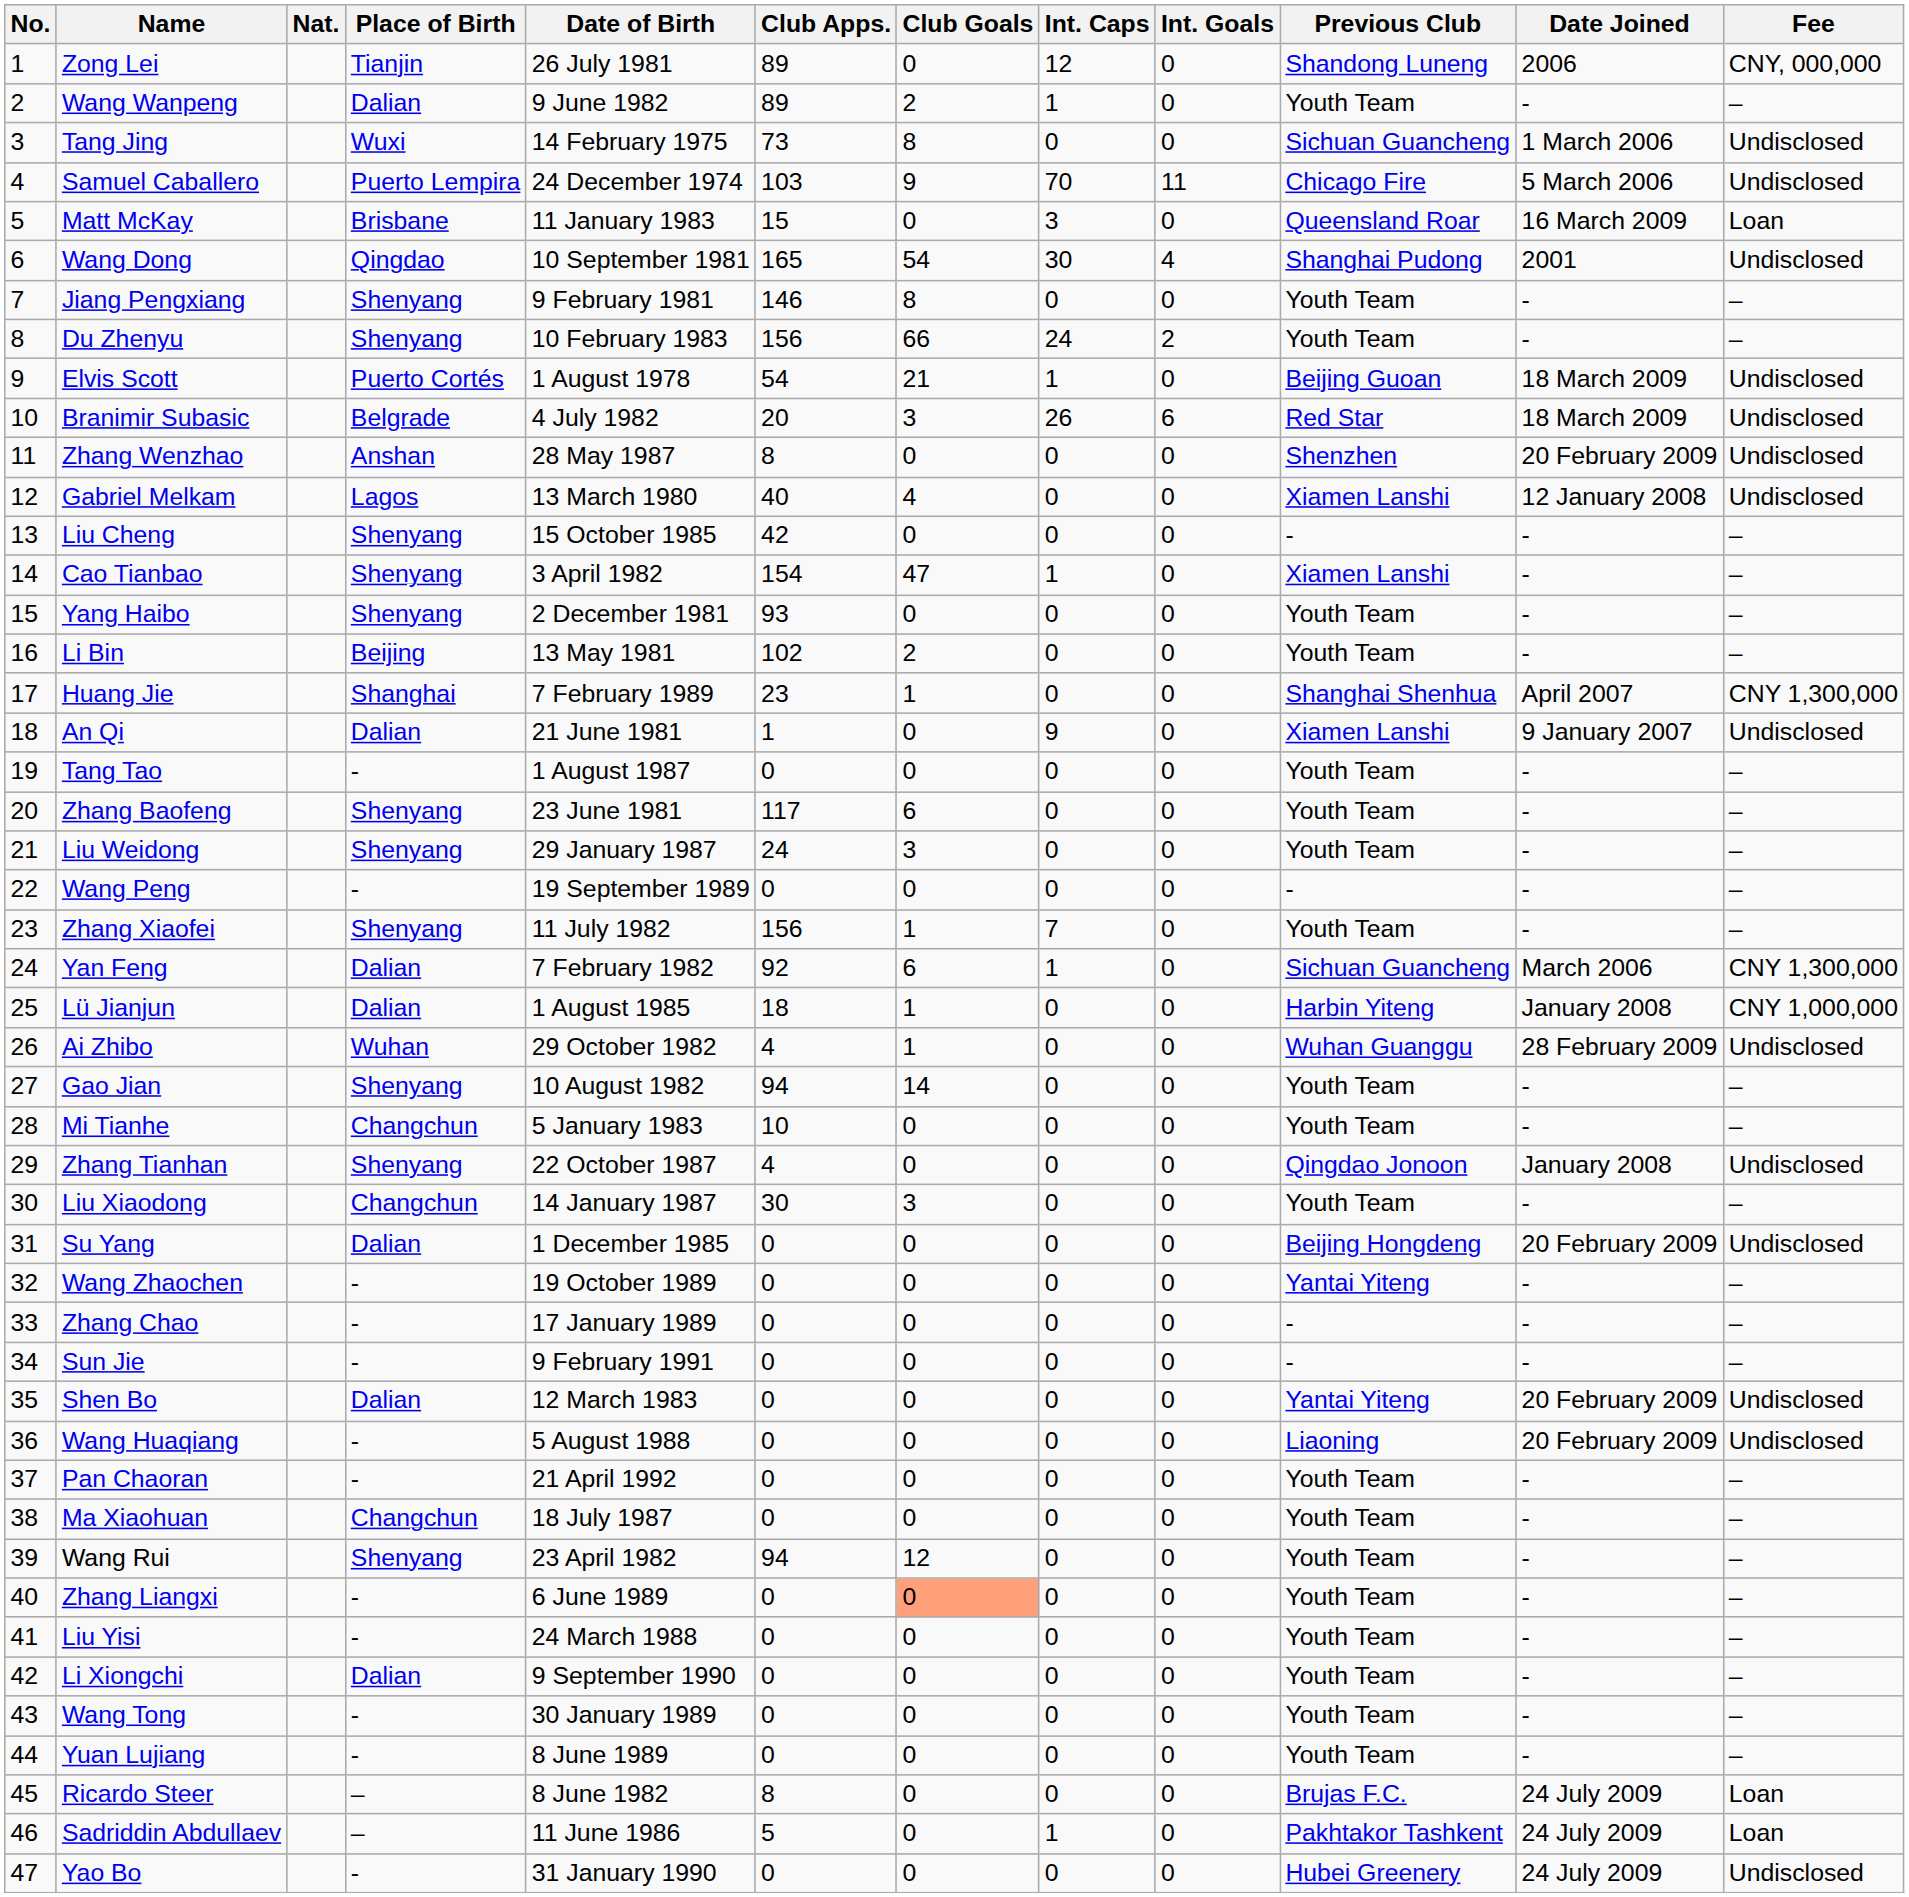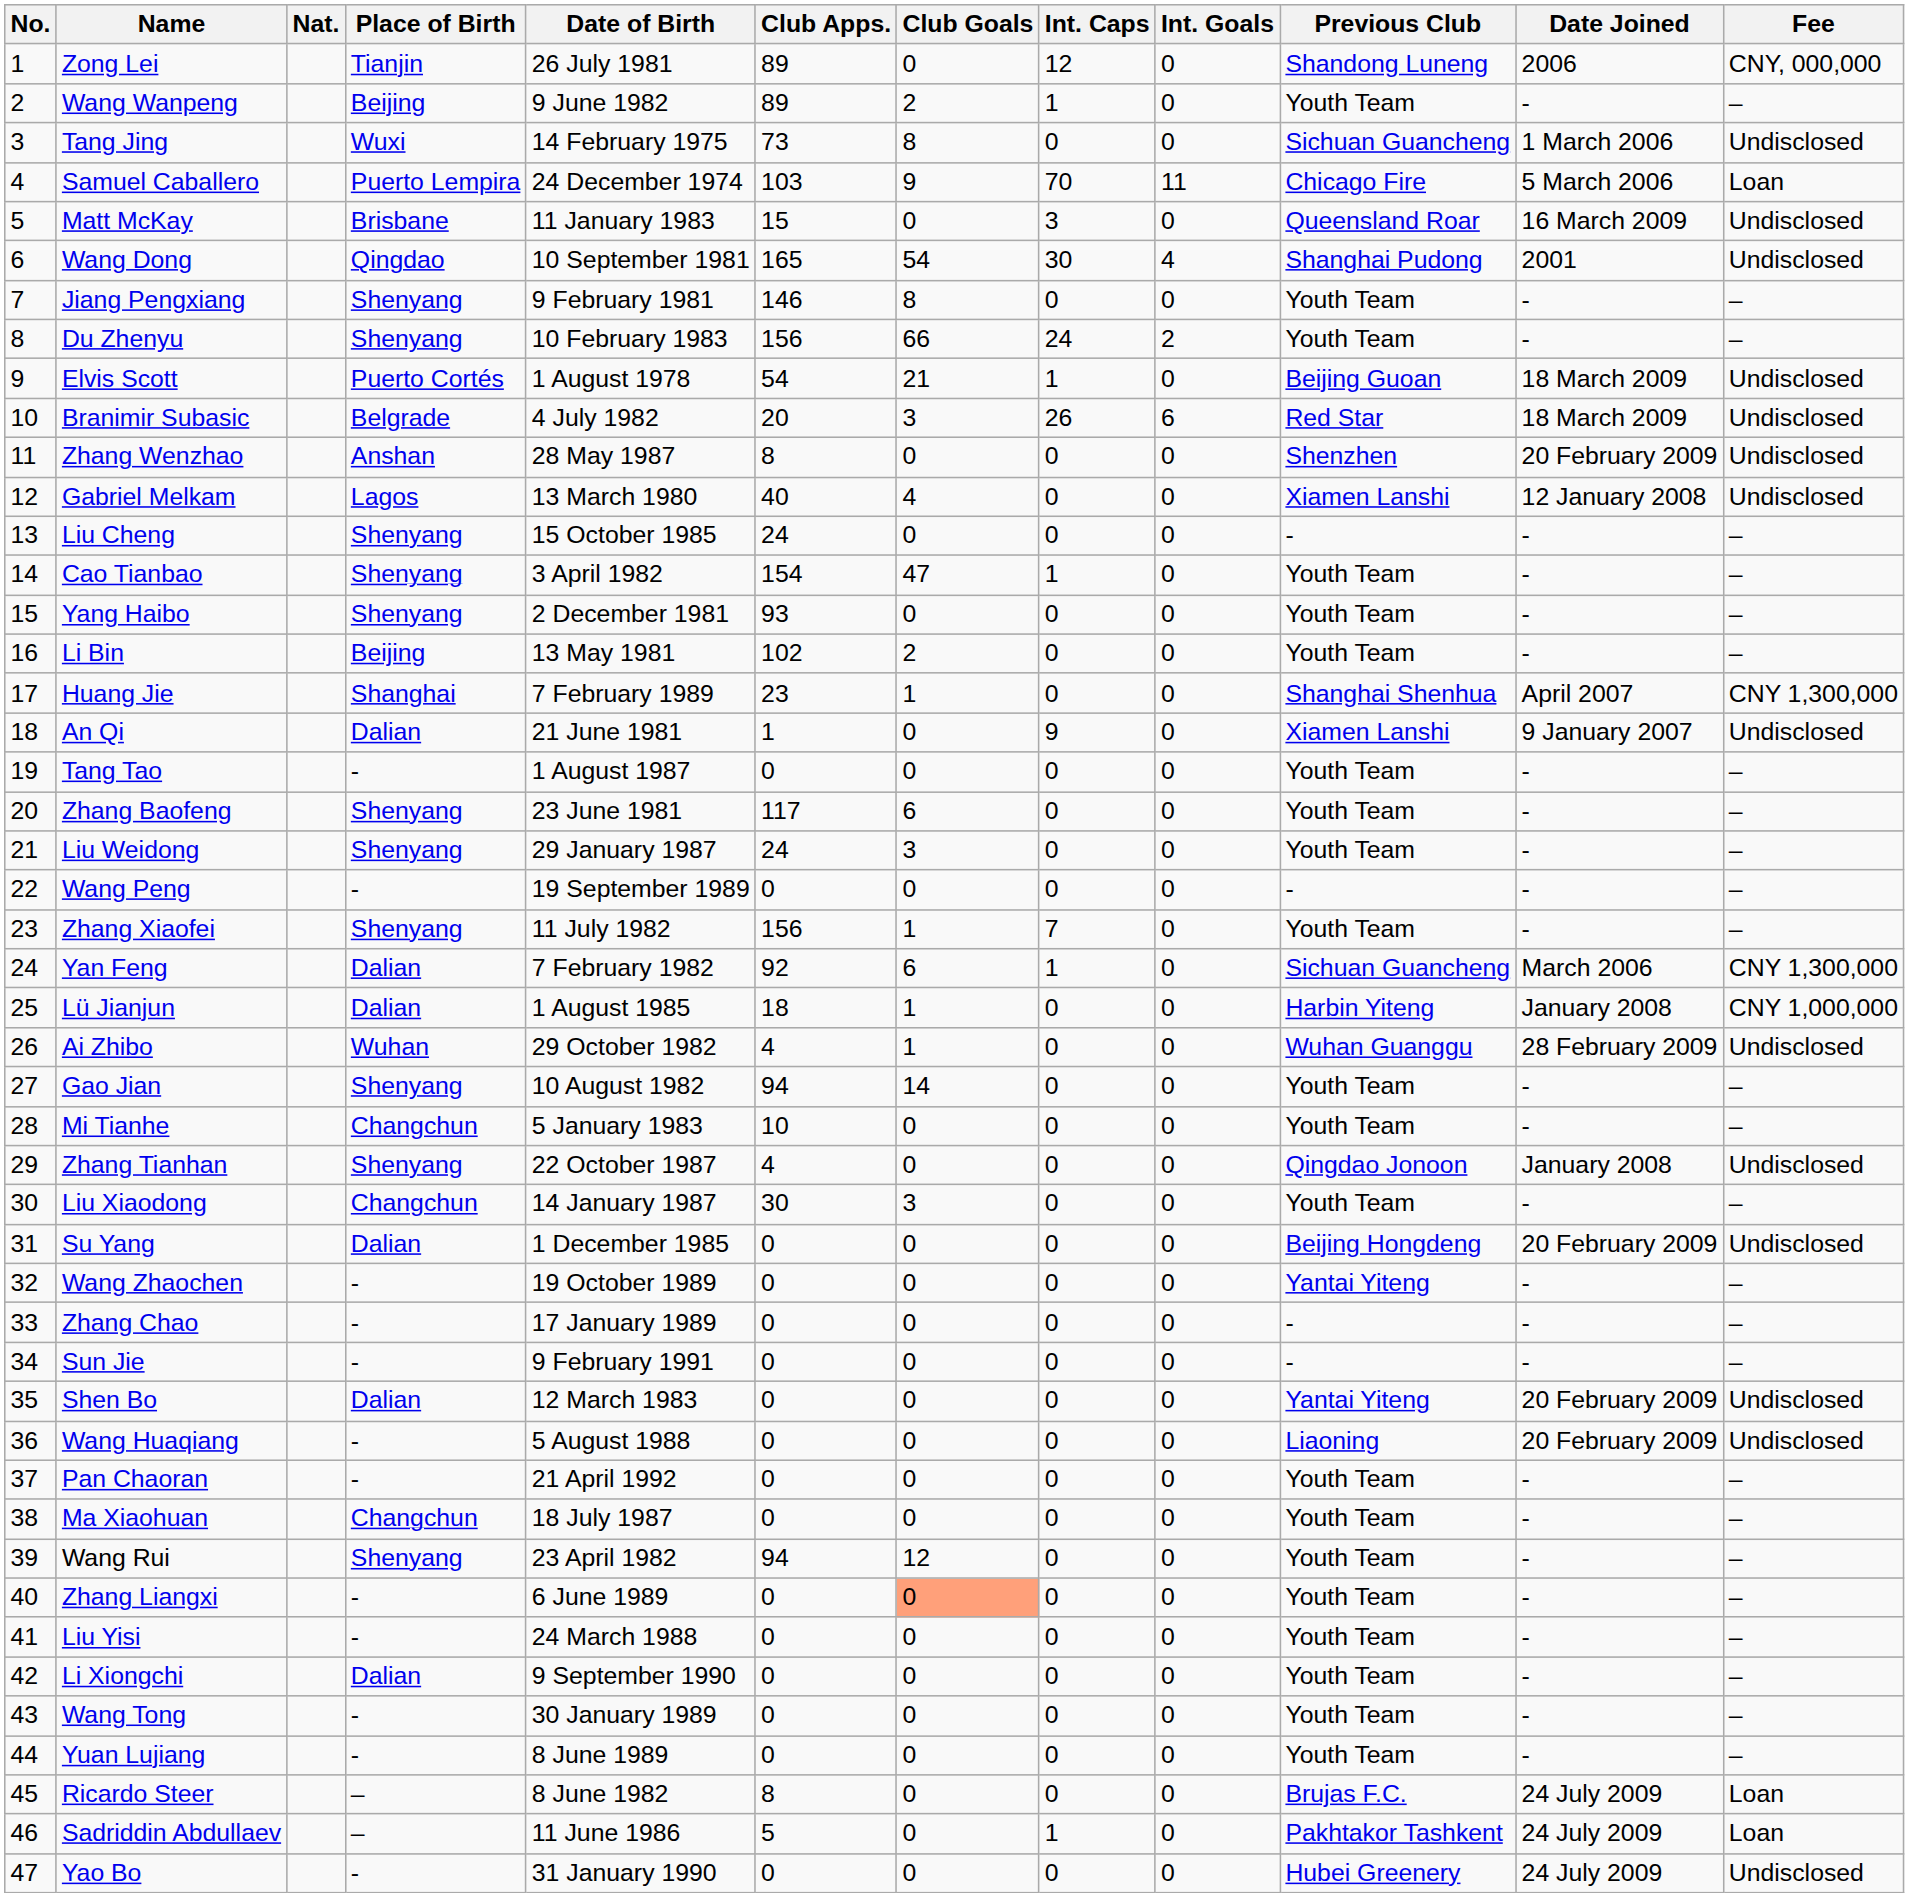(386, 102) Dalian -> (388, 102) Beijing
(1796, 181) Undisclosed -> (1756, 181) Loan
(1756, 220) Loan -> (1796, 220) Undisclosed
(775, 535) 42 -> (775, 535) 24
(1367, 574) Xiamen Lanshi -> (1350, 574) Youth Team
